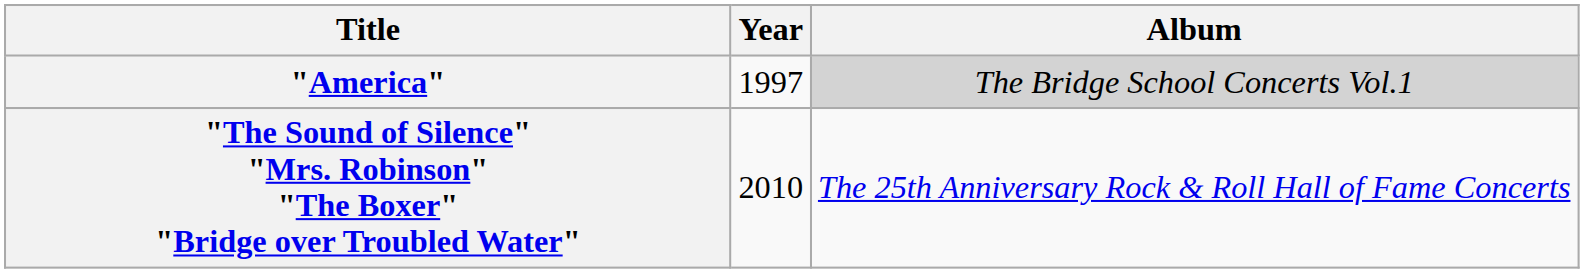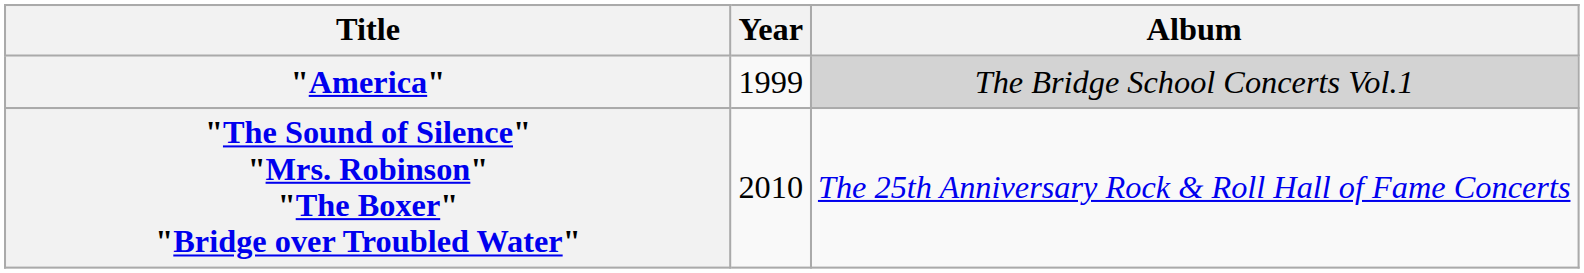(771, 81) 1997 -> (771, 81) 1999
